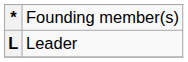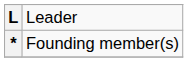rows swapped: (13, 43) <-> (13, 17)
